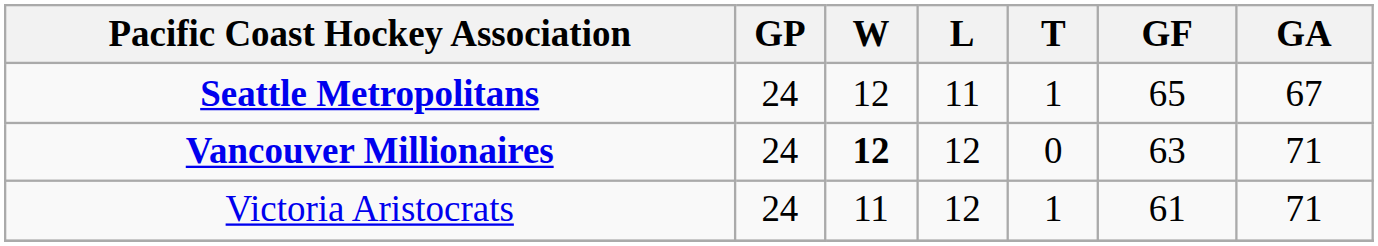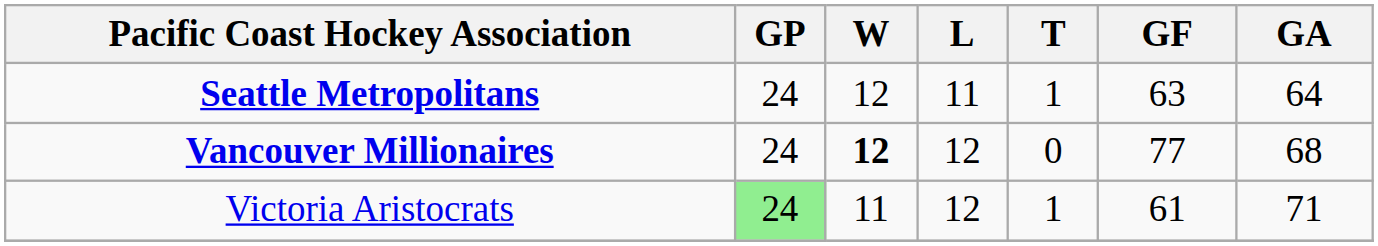(1167, 92) 65 -> (1167, 92) 63
(1304, 92) 67 -> (1304, 92) 64
(1167, 151) 63 -> (1167, 151) 77
(1304, 151) 71 -> (1304, 151) 68
(780, 209) no background -> (780, 209) lightgreen background
